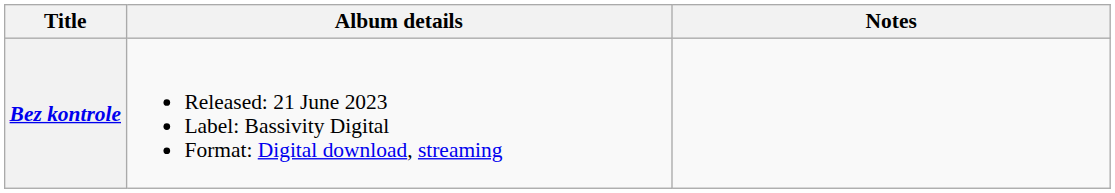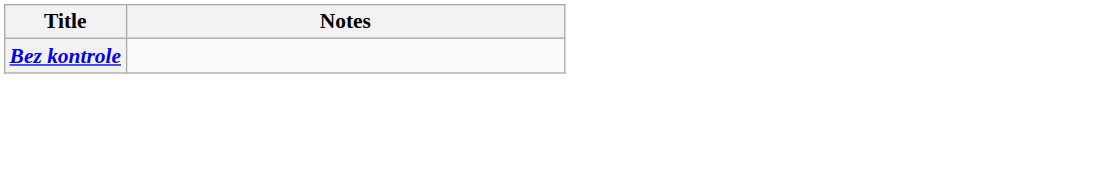- column: (399, 21)
